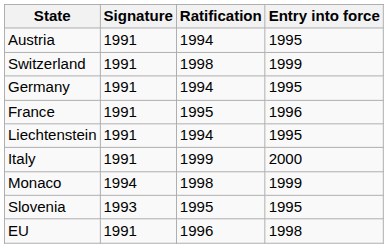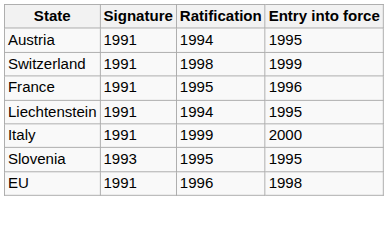- row: (39, 87)
- row: (35, 183)
